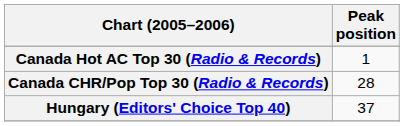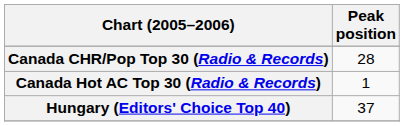rows swapped: (168, 83) <-> (168, 58)
